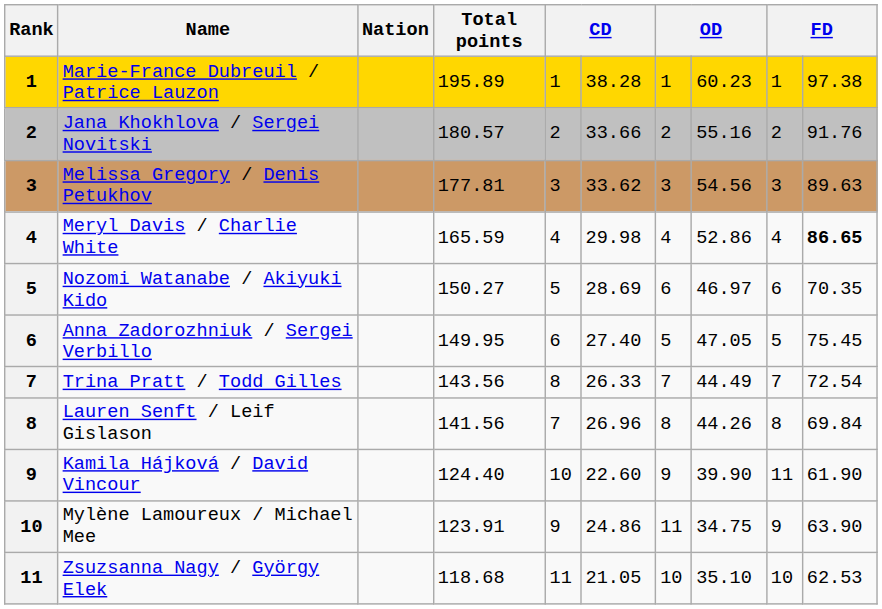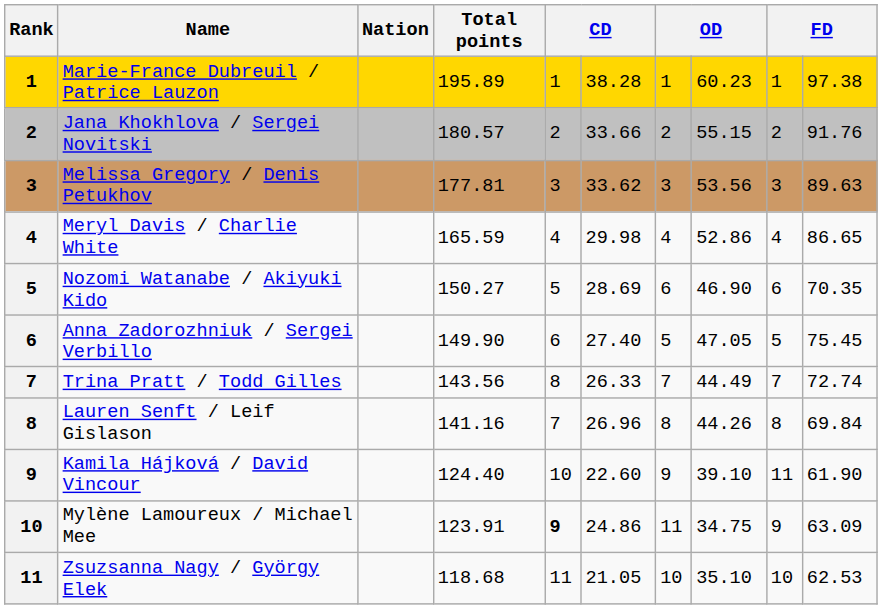(724, 134) 55.16 -> (724, 134) 55.15
(724, 186) 54.56 -> (724, 186) 53.56
(835, 238) bold -> (835, 238) normal
(724, 289) 46.97 -> (724, 289) 46.90
(471, 341) 149.95 -> (471, 341) 149.90
(835, 382) 72.54 -> (835, 382) 72.74
(471, 423) 141.56 -> (471, 423) 141.16
(724, 475) 39.90 -> (724, 475) 39.10
(555, 527) normal -> (555, 527) bold
(835, 527) 63.90 -> (835, 527) 63.09
